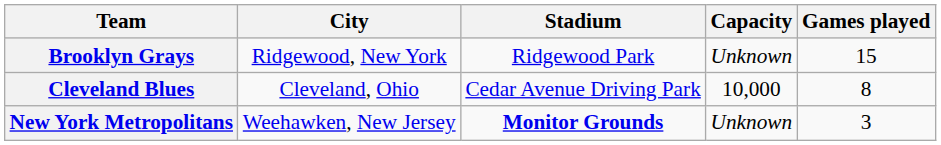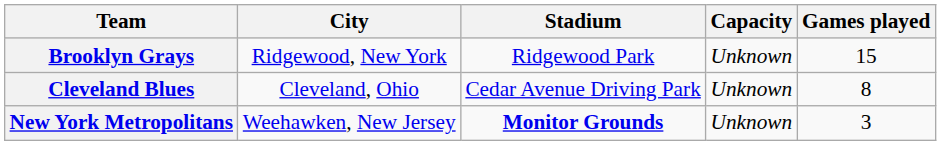(751, 88) 10,000 -> (751, 88) Unknown
